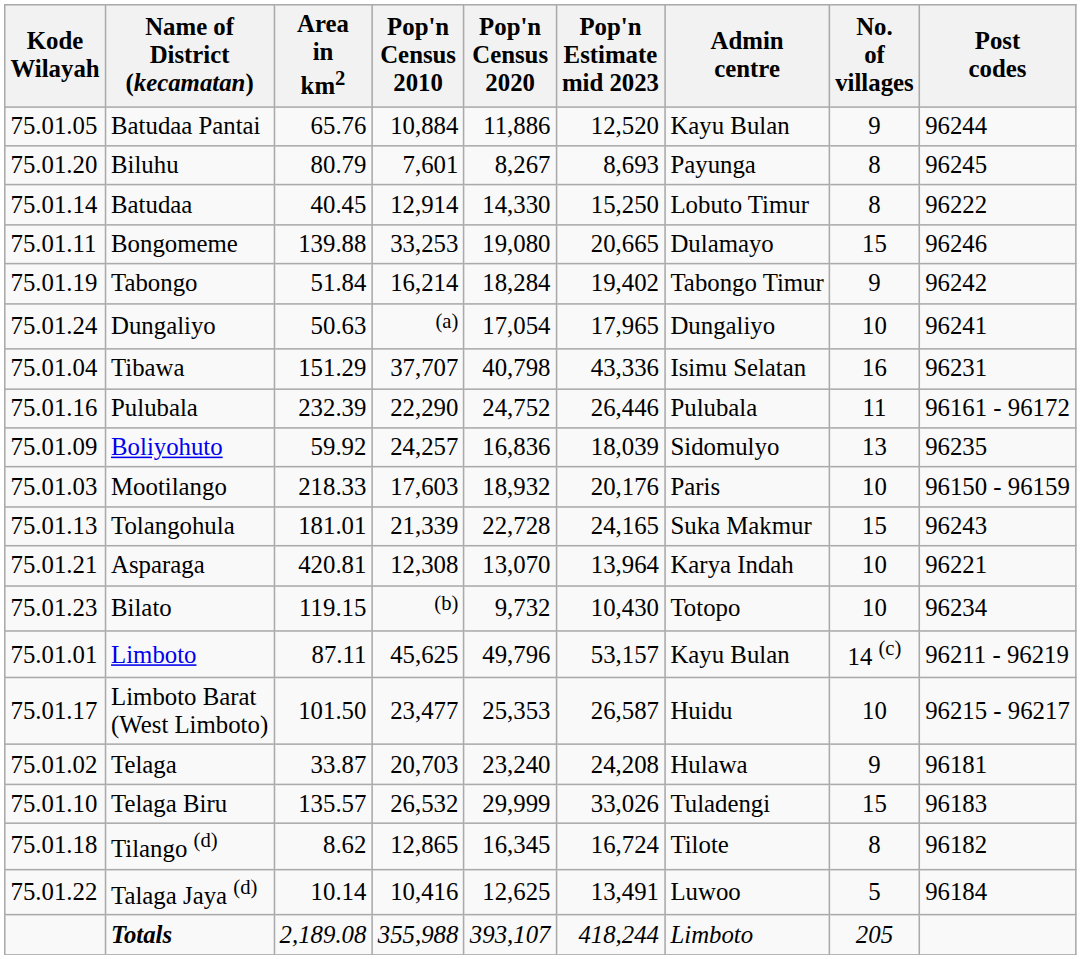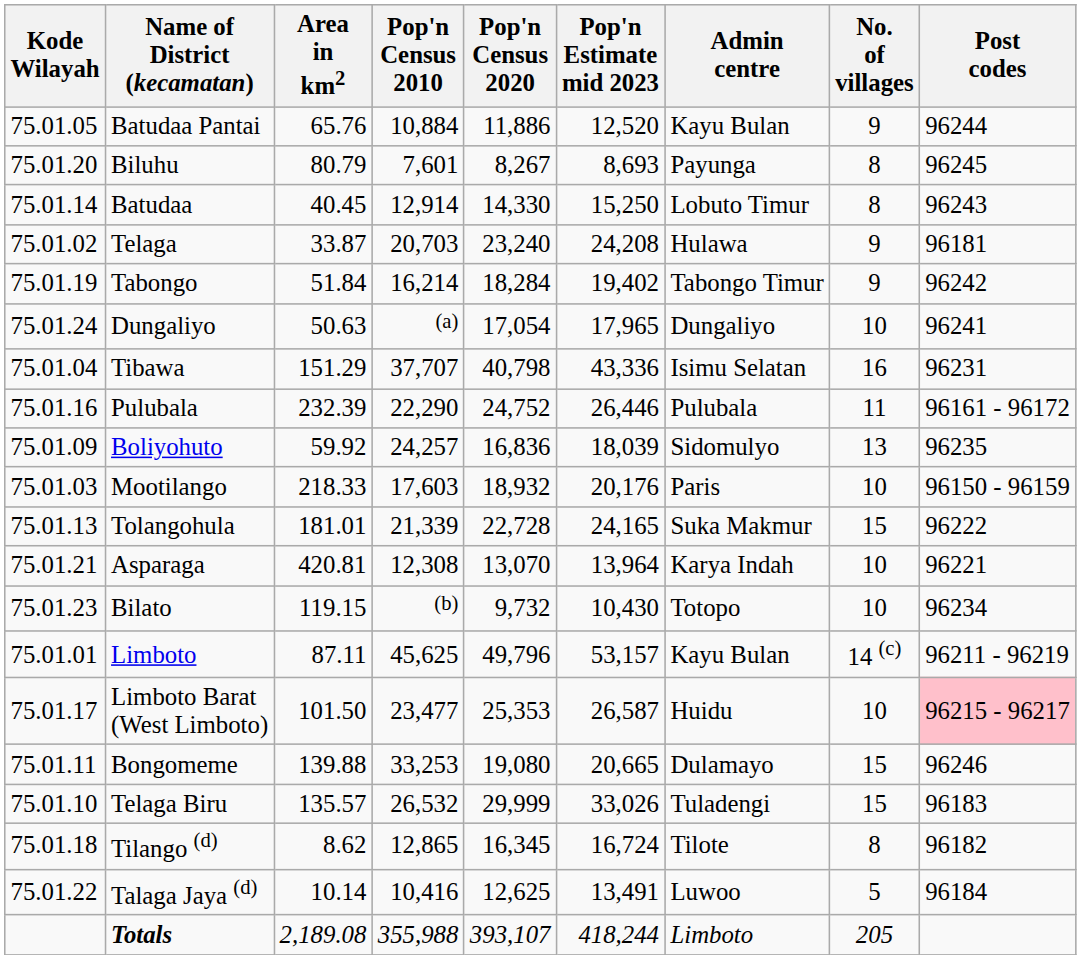(956, 204) 96222 -> (956, 204) 96243
rows swapped: (174, 243) <-> (144, 763)
(956, 526) 96243 -> (956, 526) 96222
(997, 710) no background -> (997, 710) pink background
